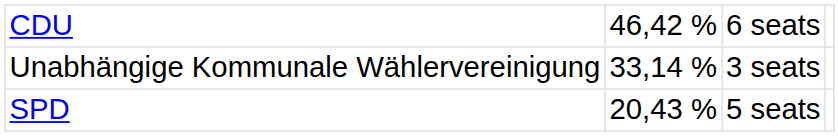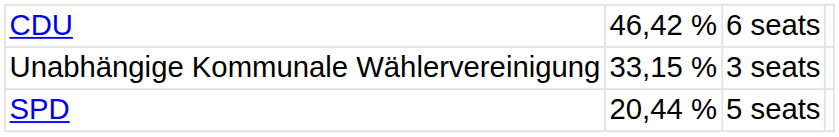(663, 67) 33,14 % -> (663, 67) 33,15 %
(663, 109) 20,43 % -> (663, 109) 20,44 %
